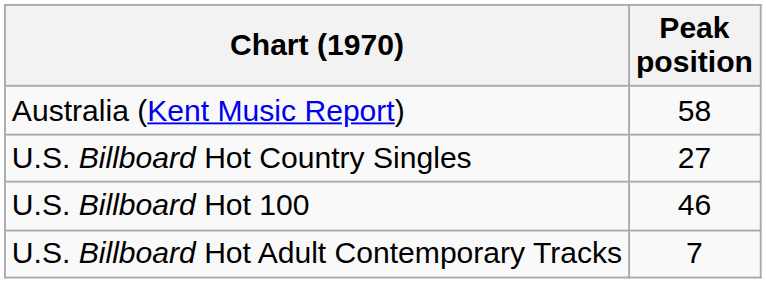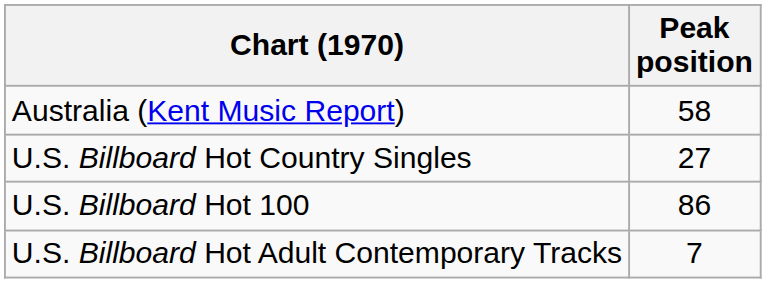(694, 205) 46 -> (694, 205) 86
